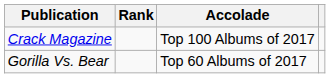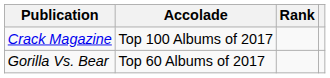columns swapped: (238, 15) <-> (136, 15)
